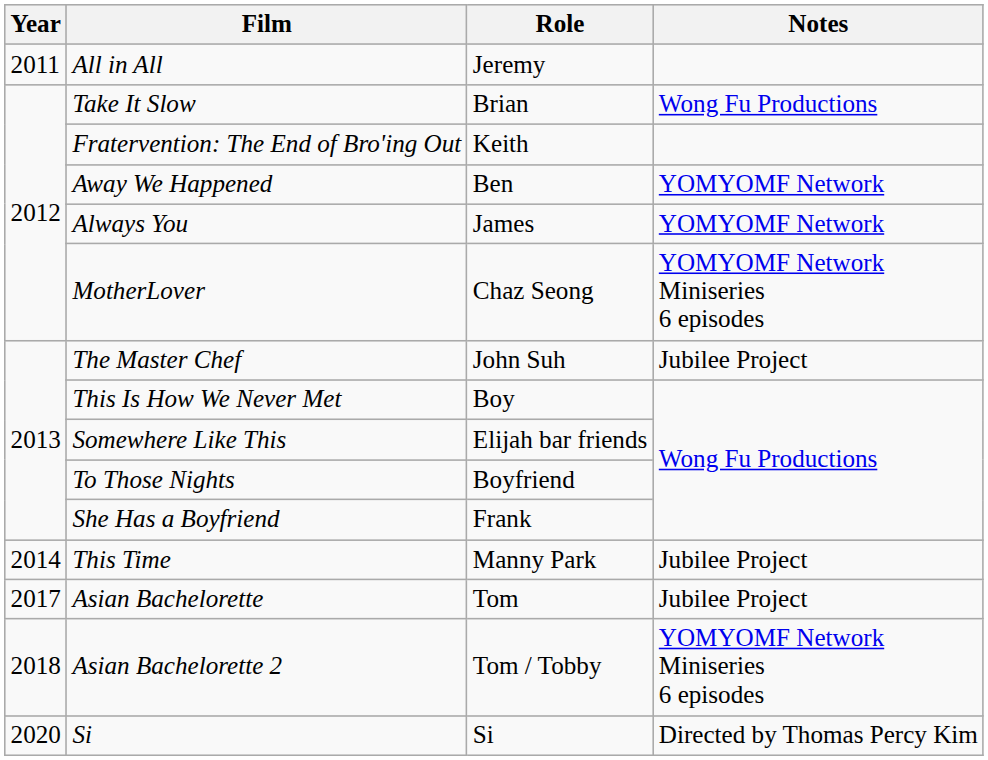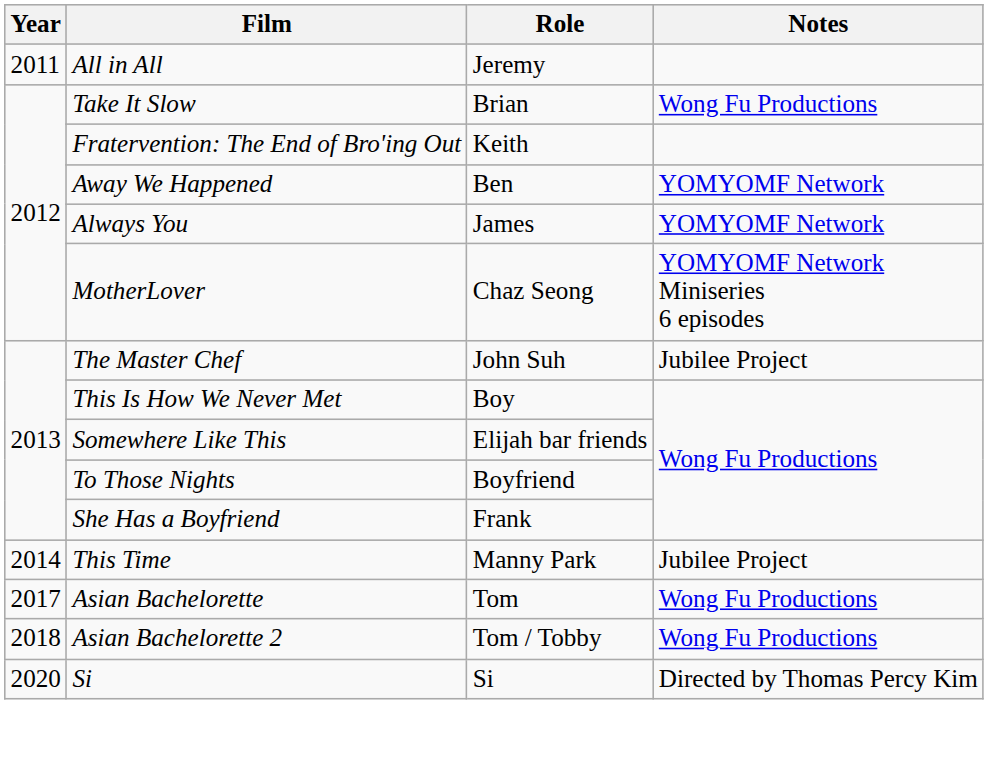(733, 598) Jubilee Project -> (768, 598) Wong Fu Productions
(772, 666) YOMYOMF Network Miniseries 6 episodes -> (768, 638) Wong Fu Productions
